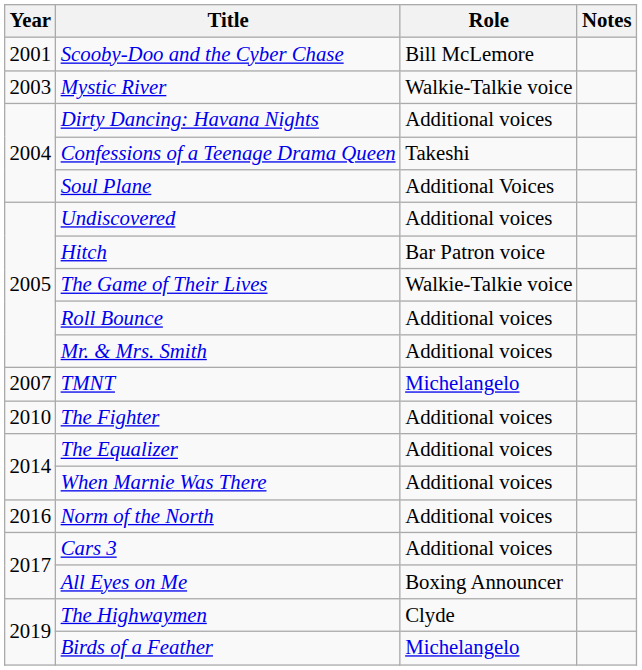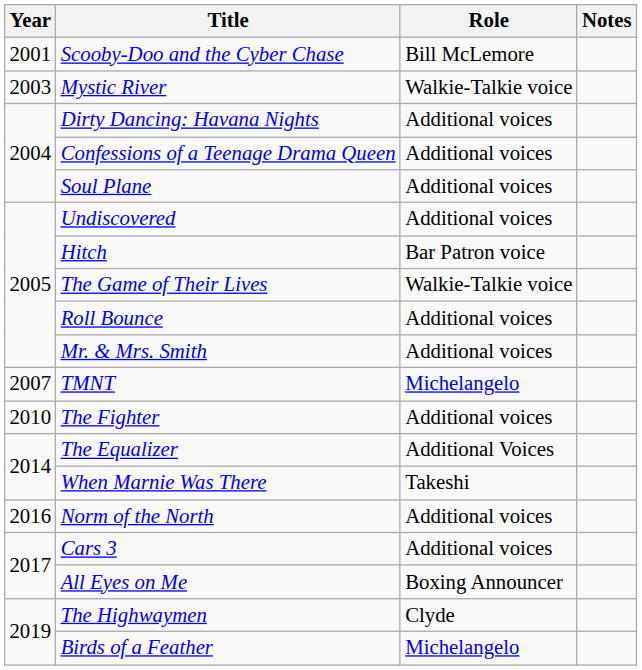(437, 152) Takeshi -> (479, 152) Additional voices
(480, 185) Additional Voices -> (479, 185) Additional voices
(479, 449) Additional voices -> (480, 449) Additional Voices
(479, 482) Additional voices -> (437, 482) Takeshi
